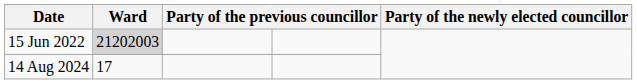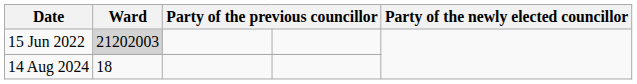(104, 66) 17 -> (104, 66) 18
